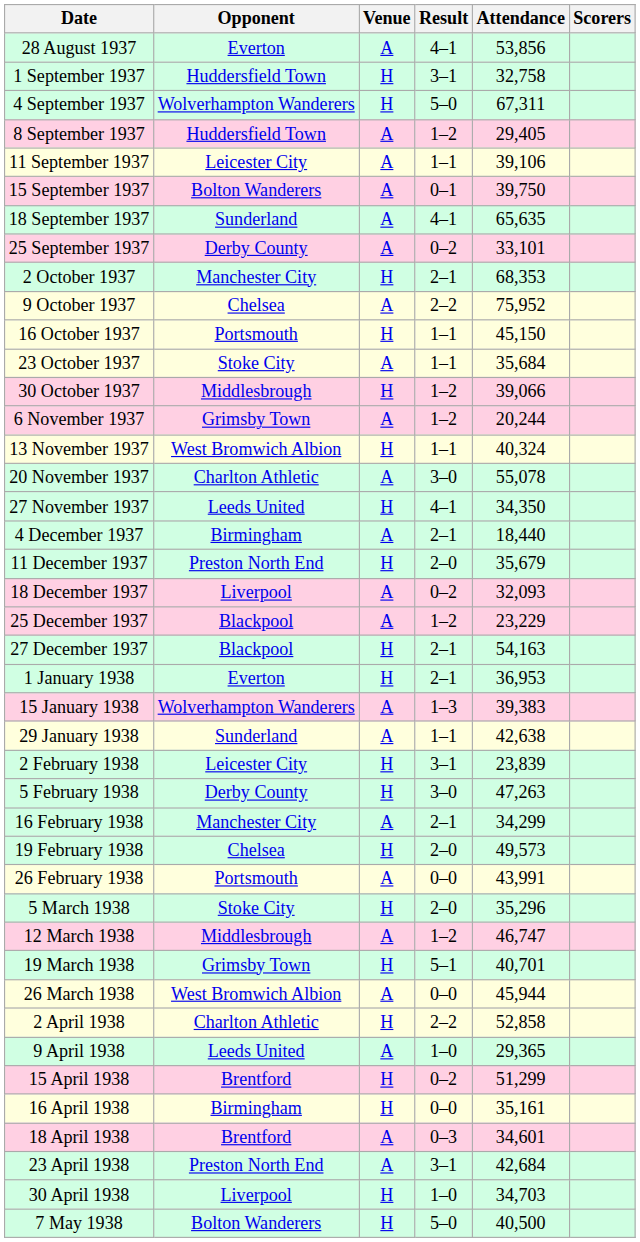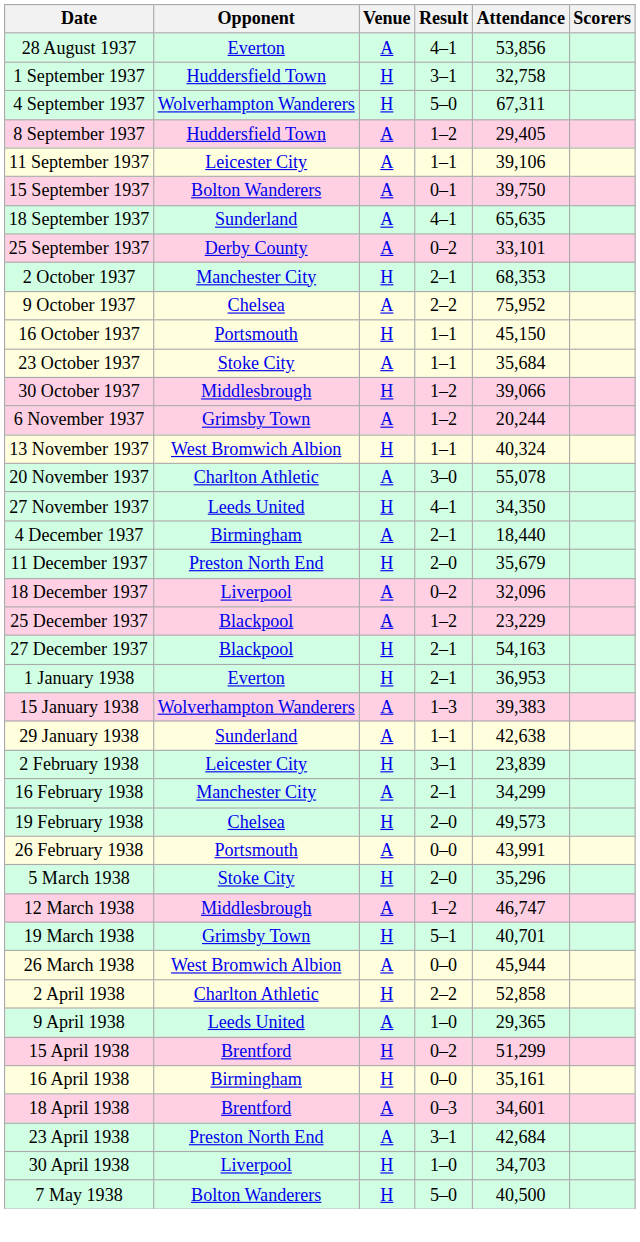(521, 592) 32,093 -> (521, 592) 32,096
- row: (79, 793)
